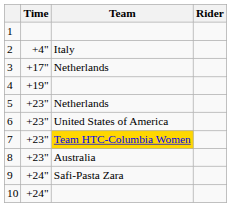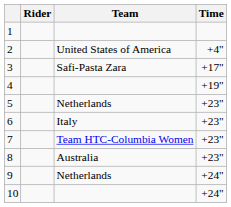columns swapped: (210, 13) <-> (36, 13)
(64, 49) Italy -> (114, 49) United States of America
(81, 67) Netherlands -> (91, 67) Safi-Pasta Zara
(111, 121) United States of America -> (67, 121) Italy
(122, 139) gold background -> (125, 139) no background
(89, 175) Safi-Pasta Zara -> (84, 175) Netherlands
